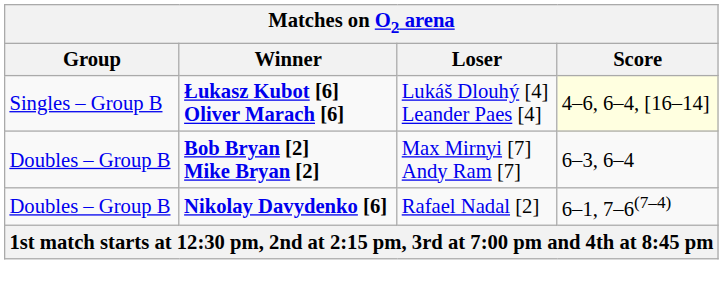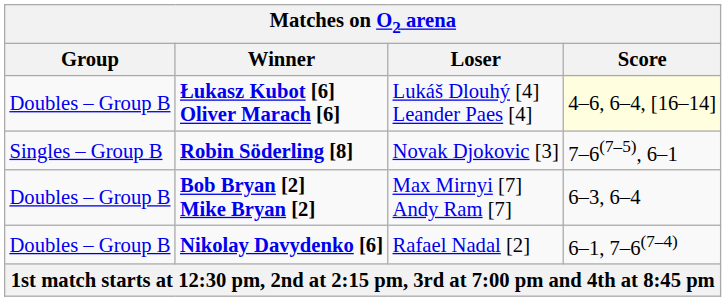(86, 103) Singles – Group B -> (90, 103) Doubles – Group B
+ row: (267, 150)
